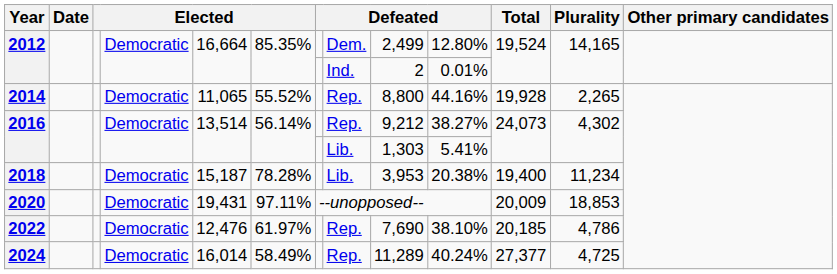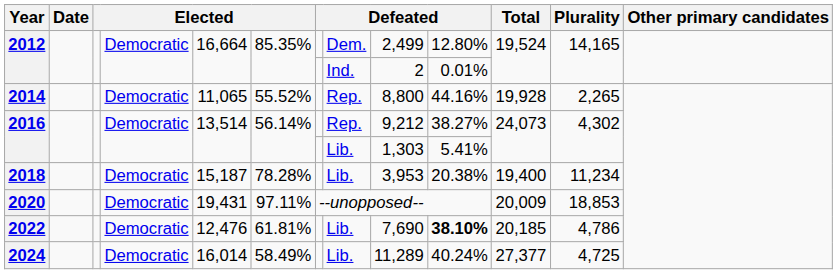(283, 228) 61.97% -> (283, 228) 61.81%
(344, 228) Rep. -> (340, 228) Lib.
(460, 228) normal -> (460, 228) bold
(344, 255) Rep. -> (340, 255) Lib.
